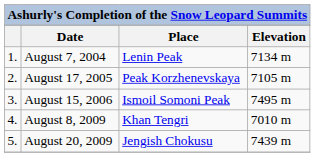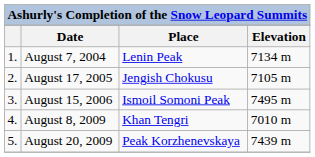(181, 78) Peak Korzhenevskaya -> (167, 78) Jengish Chokusu
(167, 141) Jengish Chokusu -> (181, 141) Peak Korzhenevskaya
